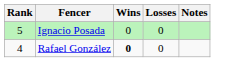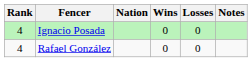+ column: (132, 13)
(20, 30) 5 -> (20, 30) 4
(128, 48) bold -> (165, 48) normal
